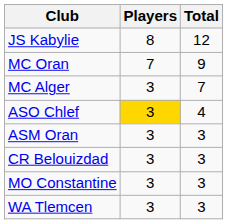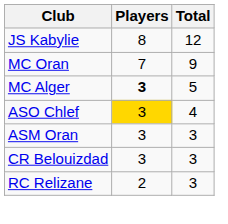(150, 87) normal -> (142, 87) bold
(201, 87) 7 -> (193, 87) 5
- row: (62, 183)
+ row: (50, 183)
- row: (50, 207)
